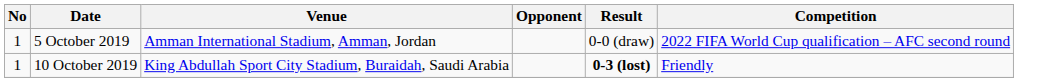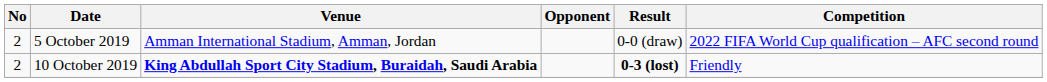(17, 41) 1 -> (17, 41) 2
(17, 65) 1 -> (17, 65) 2
(327, 65) normal -> (341, 65) bold
